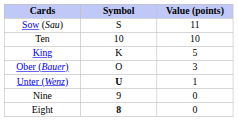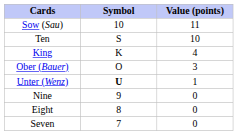(119, 25) S -> (119, 25) 10
(119, 39) 10 -> (119, 39) S
(195, 53) 5 -> (195, 53) 4
(119, 109) bold -> (119, 109) normal
+ row: (42, 123)
